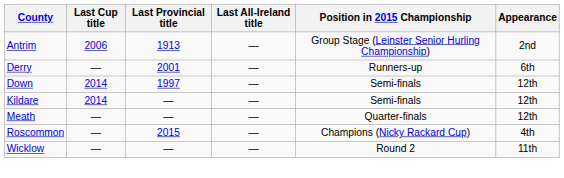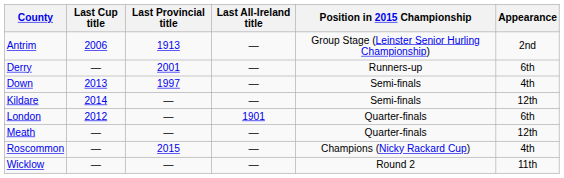(96, 84) 2014 -> (96, 84) 2013
(528, 84) 12th -> (528, 84) 4th
+ row: (24, 116)
